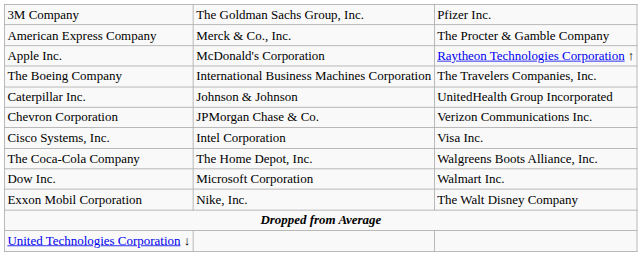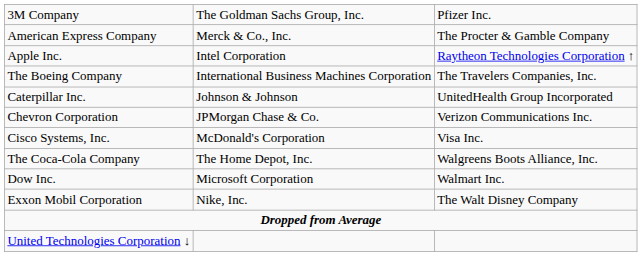(260, 55) McDonald's Corporation -> (241, 55) Intel Corporation
(241, 138) Intel Corporation -> (260, 138) McDonald's Corporation
